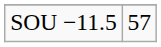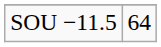(139, 23) 57 -> (139, 23) 64
